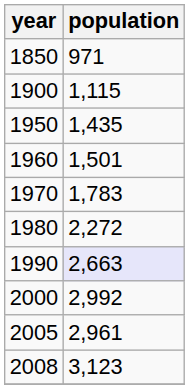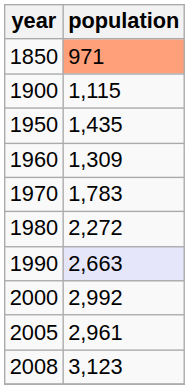(86, 56) no background -> (86, 56) lightsalmon background
(95, 159) 1,501 -> (95, 159) 1,309
